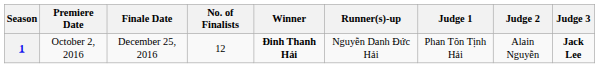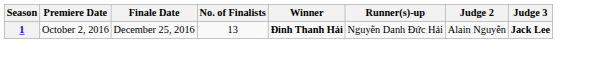- column: (455, 19)
(220, 48) 12 -> (233, 30) 13
